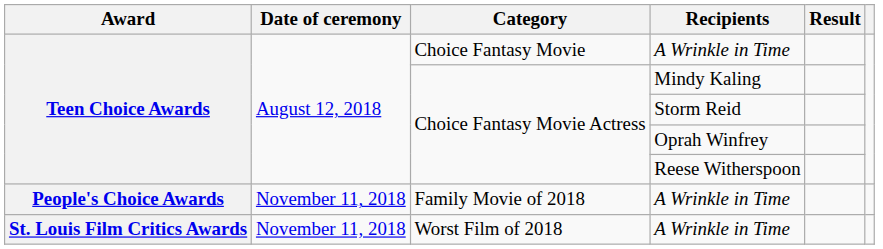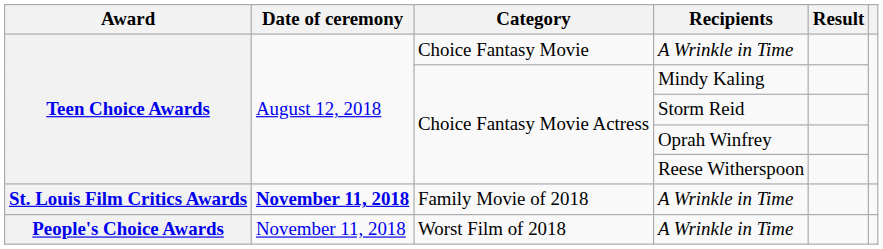(128, 199) People's Choice Awards -> (128, 199) St. Louis Film Critics Awards
(331, 199) normal -> (333, 199) bold
(128, 229) St. Louis Film Critics Awards -> (128, 229) People's Choice Awards
